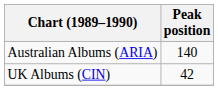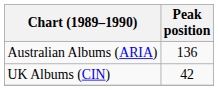(187, 52) 140 -> (187, 52) 136
